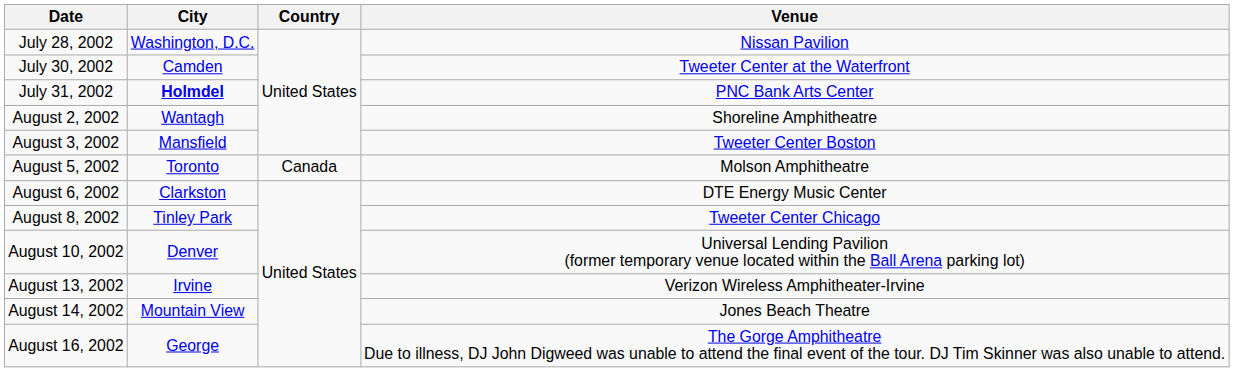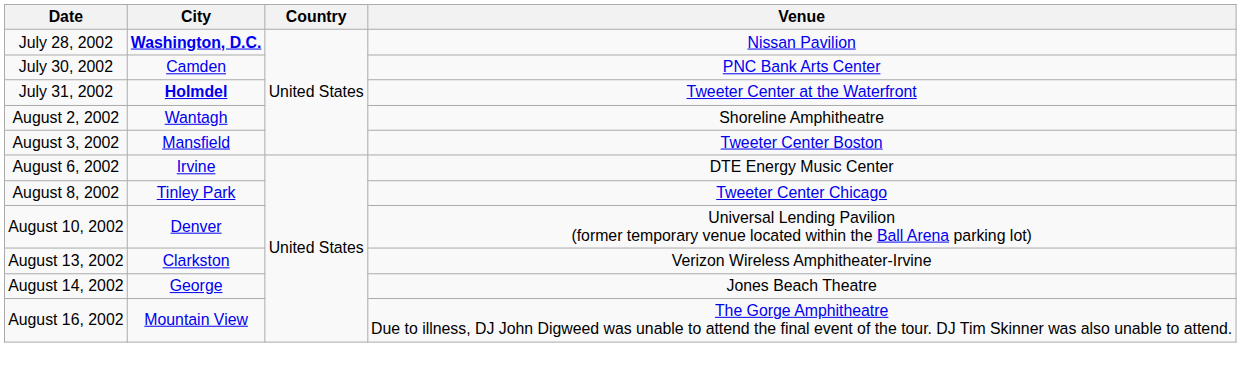(193, 42) normal -> (196, 42) bold
(795, 67) Tweeter Center at the Waterfront -> (802, 67) PNC Bank Arts Center
(795, 92) PNC Bank Arts Center -> (802, 92) Tweeter Center at the Waterfront
- row: (66, 167)
(193, 192) Clarkston -> (196, 167) Irvine
(193, 286) Irvine -> (196, 260) Clarkston
(193, 311) Mountain View -> (196, 286) George
(193, 345) George -> (196, 320) Mountain View
